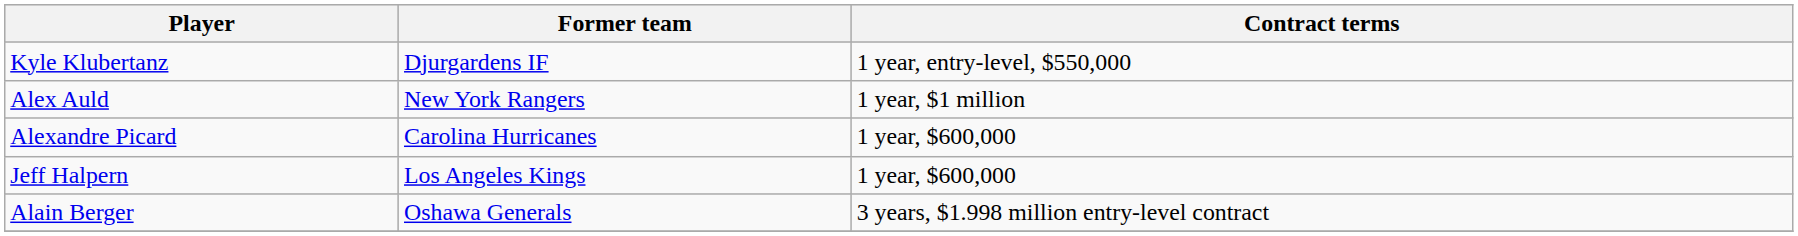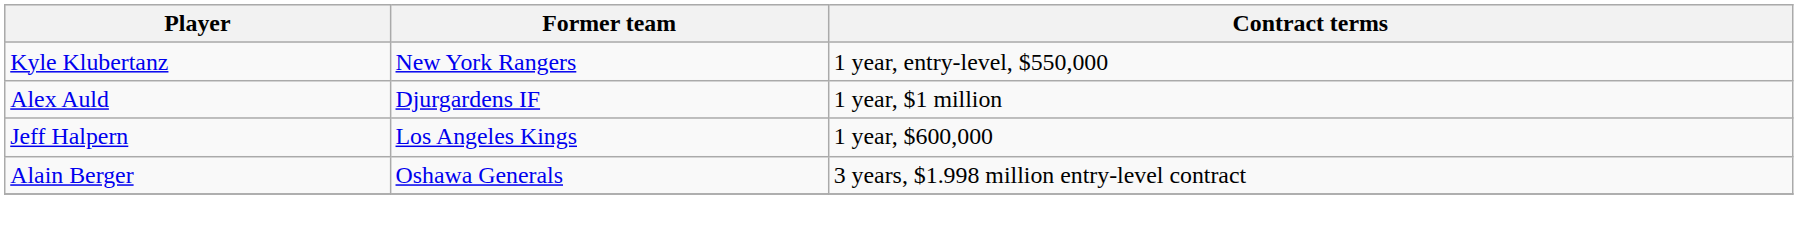(476, 61) Djurgardens IF -> (486, 61) New York Rangers
(494, 99) New York Rangers -> (468, 99) Djurgardens IF
- row: (93, 136)
